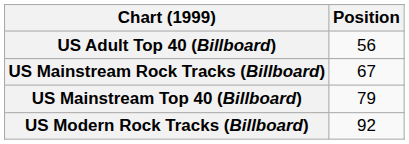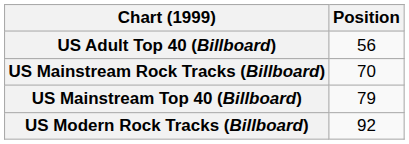(366, 71) 67 -> (366, 71) 70
